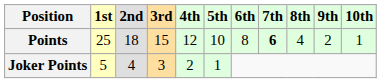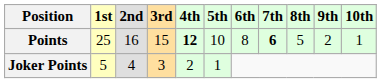(131, 40) 18 -> (131, 40) 16
(190, 40) normal -> (190, 40) bold
(300, 40) 4 -> (300, 40) 5
